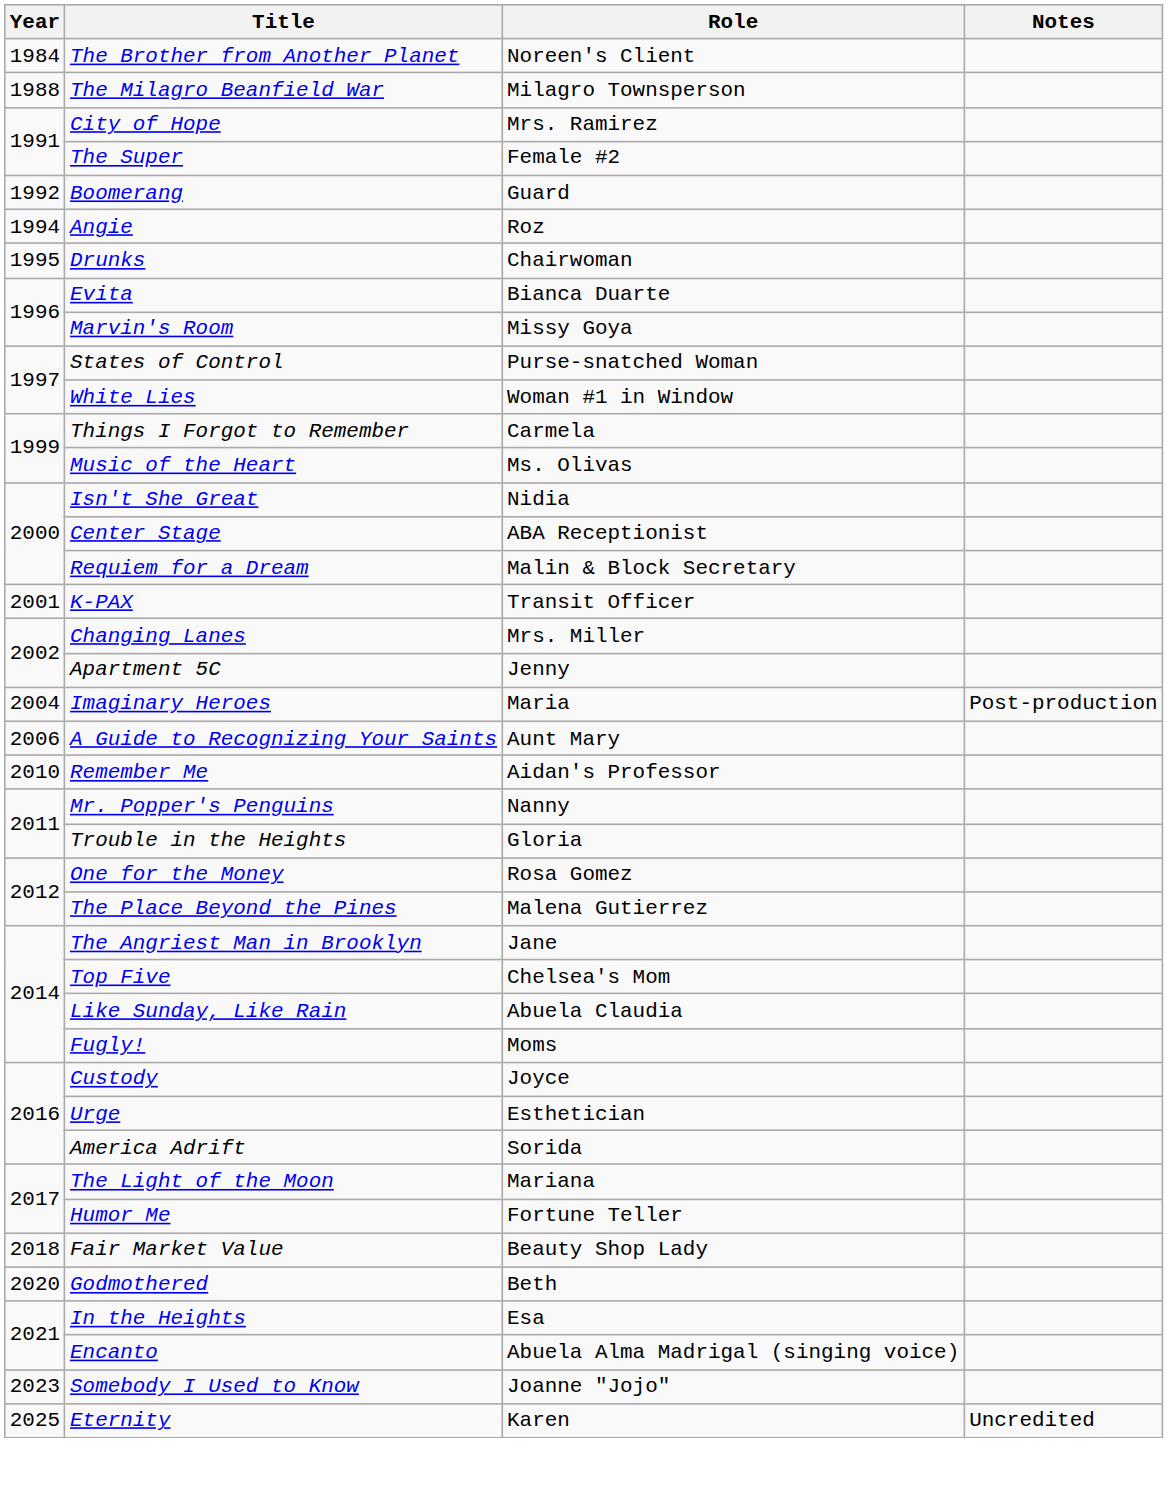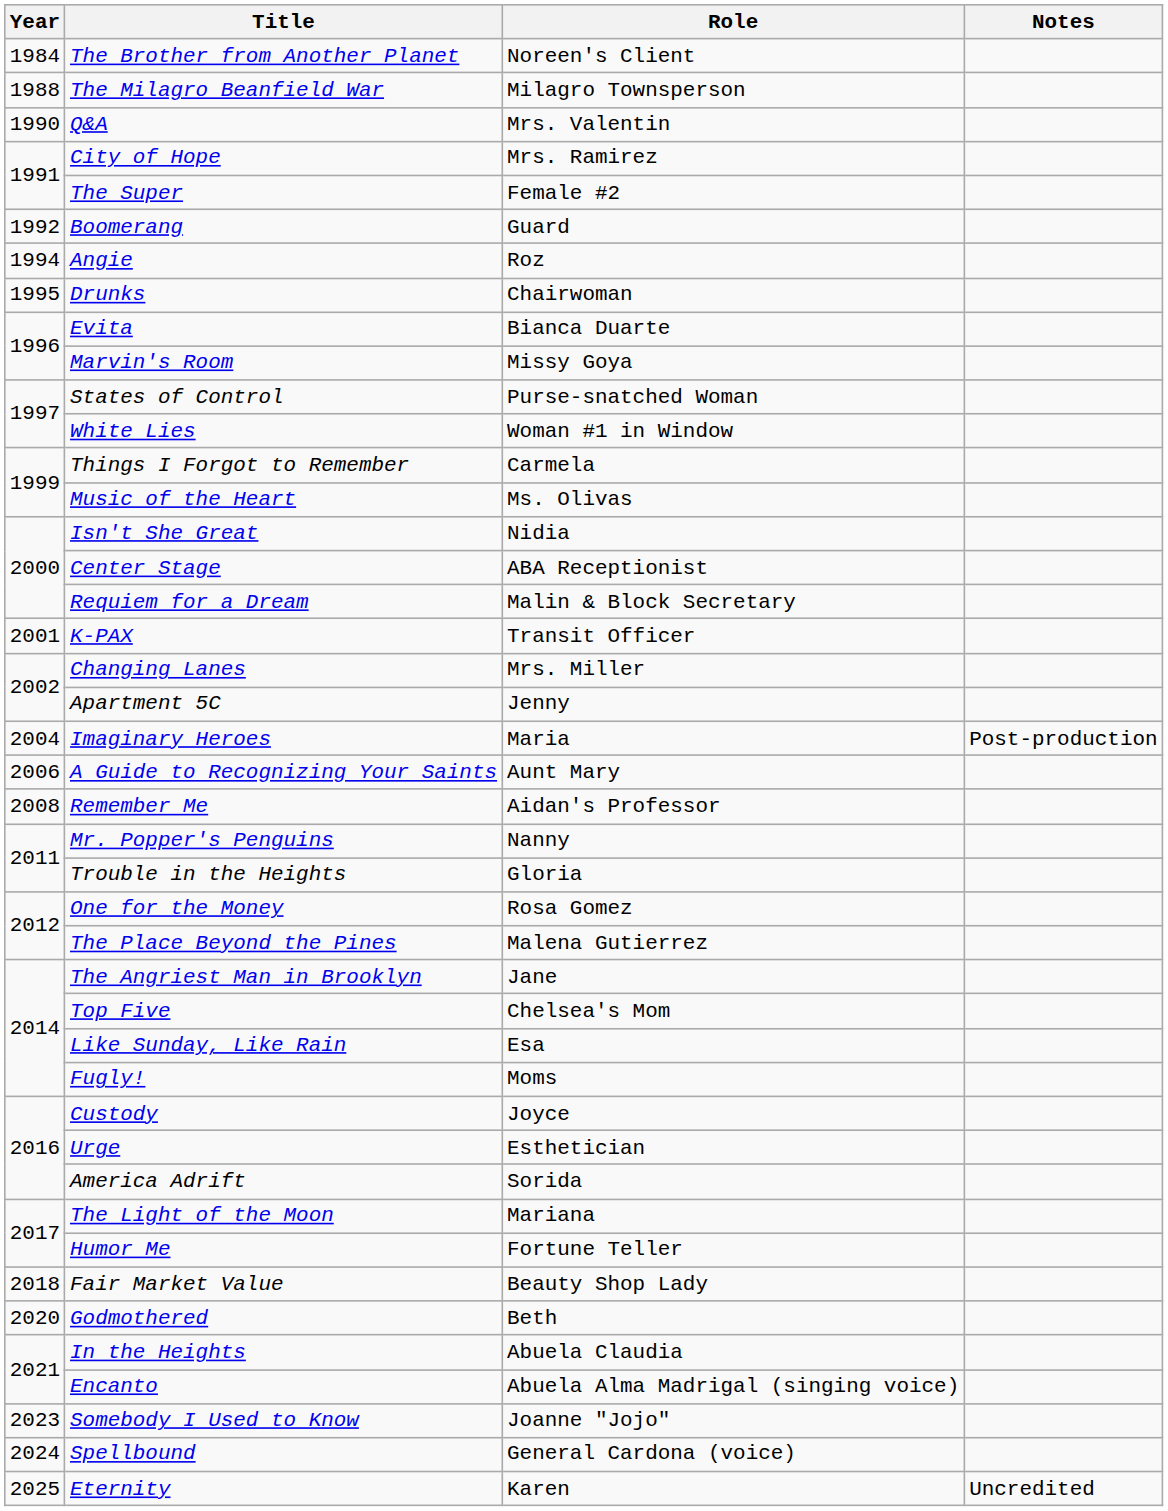+ row: (89, 124)
(35, 772) 2010 -> (35, 806) 2008
(595, 1011) Abuela Claudia -> (526, 1045) Esa
(526, 1318) Esa -> (595, 1352) Abuela Claudia
+ row: (133, 1455)
